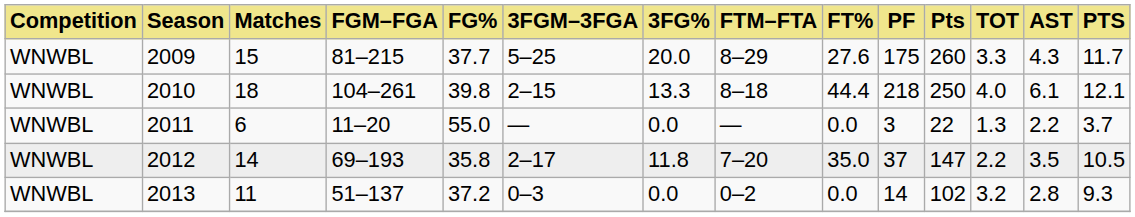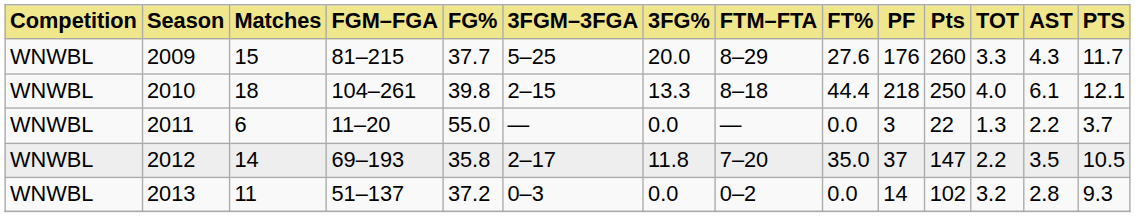(901, 56) 175 -> (901, 56) 176
